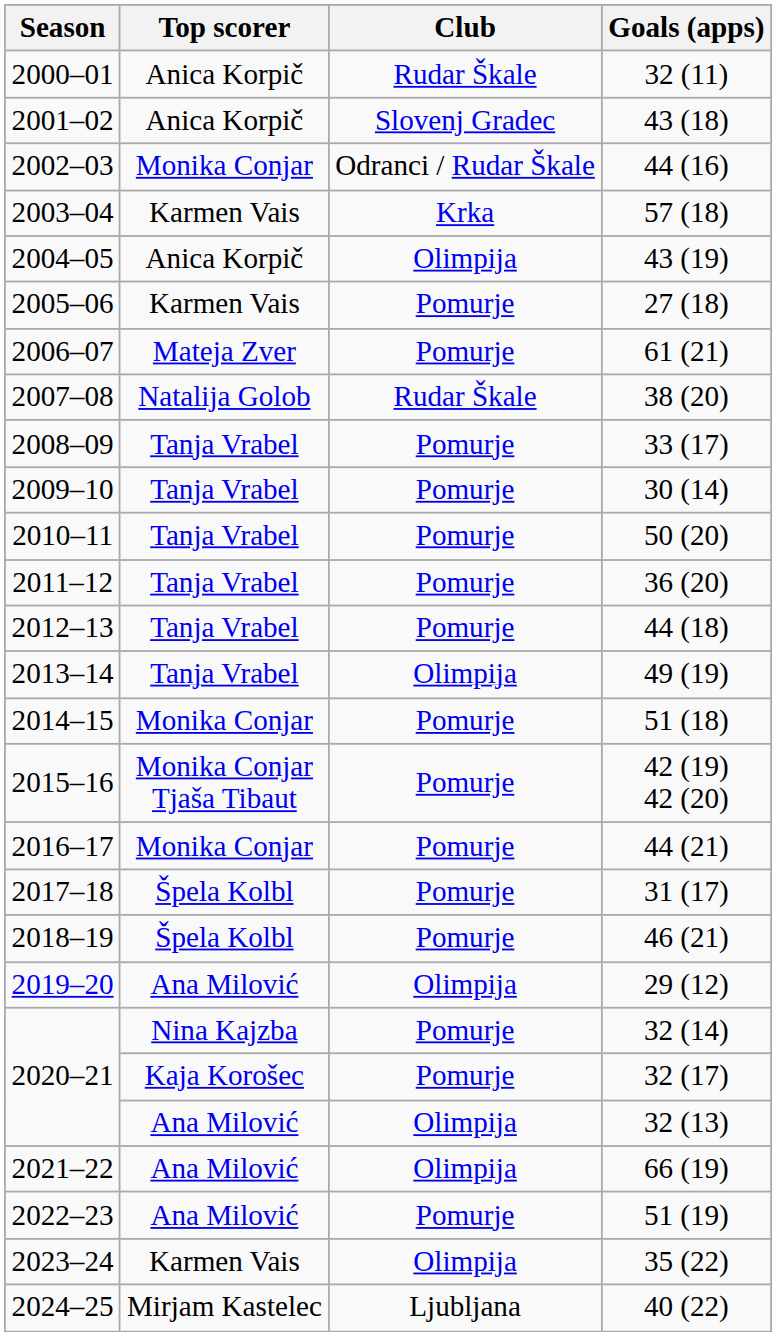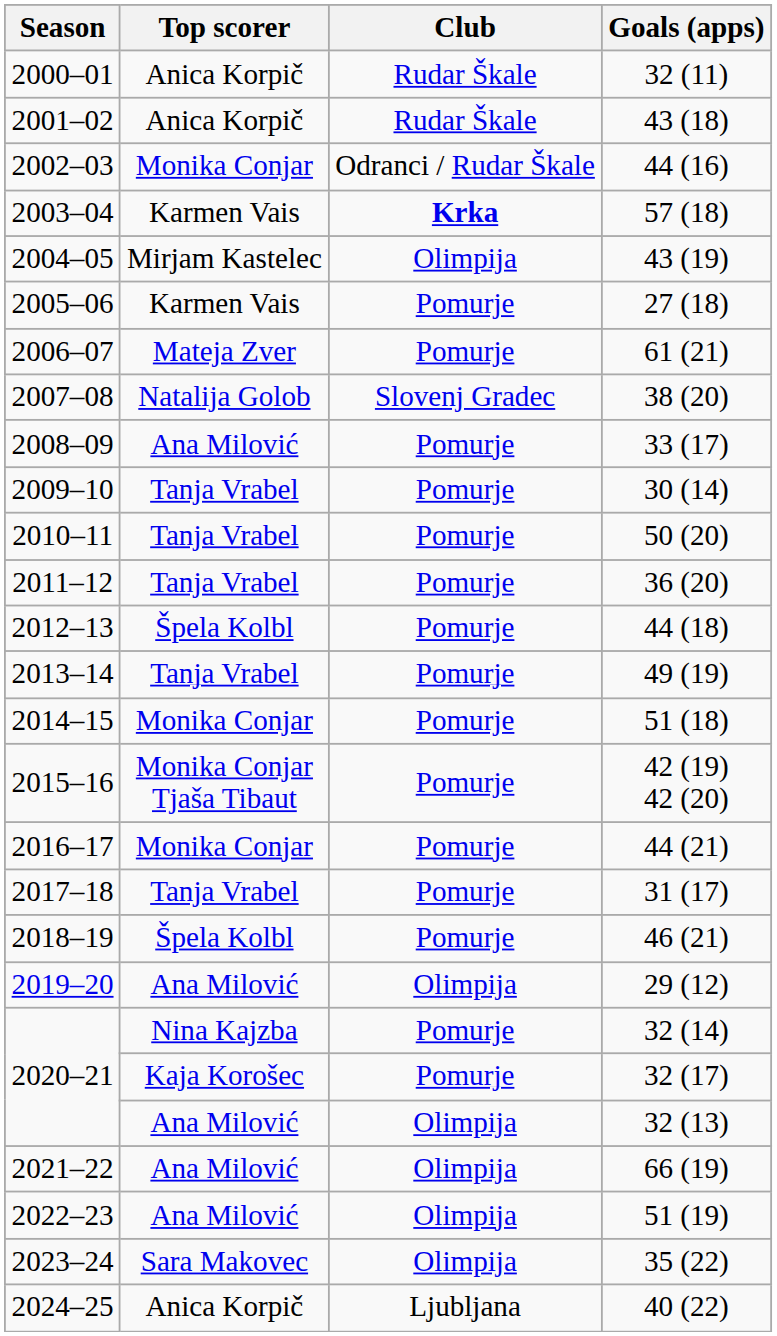(465, 119) Slovenj Gradec -> (465, 119) Rudar Škale
(465, 212) normal -> (465, 212) bold
(224, 258) Anica Korpič -> (224, 258) Mirjam Kastelec
(465, 397) Rudar Škale -> (465, 397) Slovenj Gradec
(224, 443) Tanja Vrabel -> (224, 443) Ana Milović
(224, 627) Tanja Vrabel -> (224, 627) Špela Kolbl
(465, 674) Olimpija -> (465, 674) Pomurje
(224, 891) Špela Kolbl -> (224, 891) Tanja Vrabel
(465, 1214) Pomurje -> (465, 1214) Olimpija
(224, 1261) Karmen Vais -> (224, 1261) Sara Makovec
(224, 1307) Mirjam Kastelec -> (224, 1307) Anica Korpič
